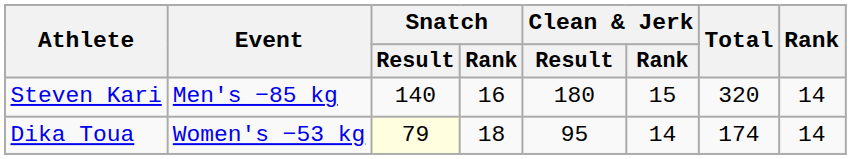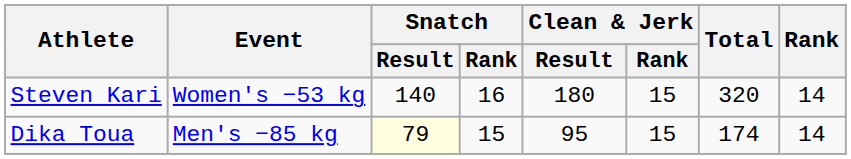(255, 97) Men's −85 kg -> (269, 97) Women's −53 kg
(269, 135) Women's −53 kg -> (255, 135) Men's −85 kg
(491, 135) 18 -> (491, 135) 15
(662, 135) 14 -> (662, 135) 15
